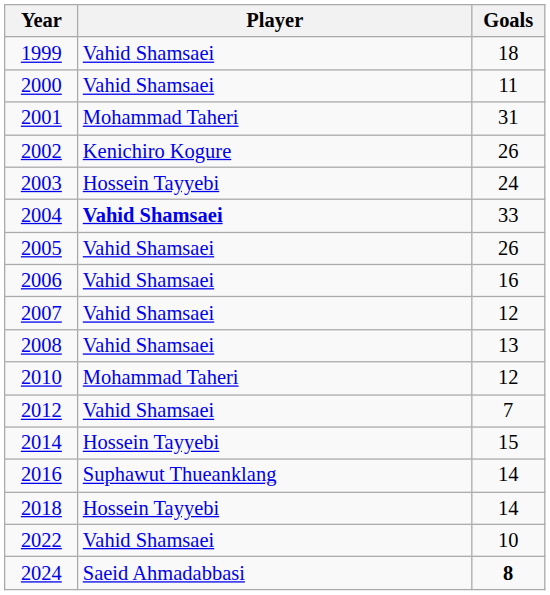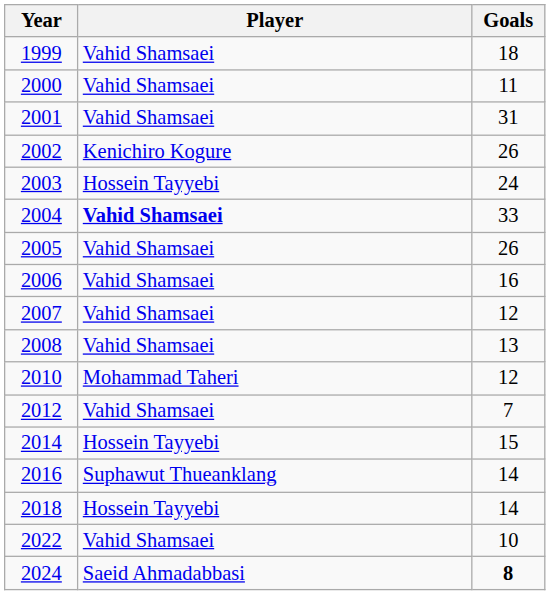(161, 118) Mohammad Taheri -> (148, 118) Vahid Shamsaei
